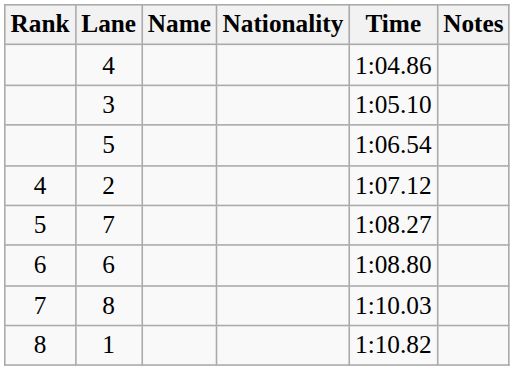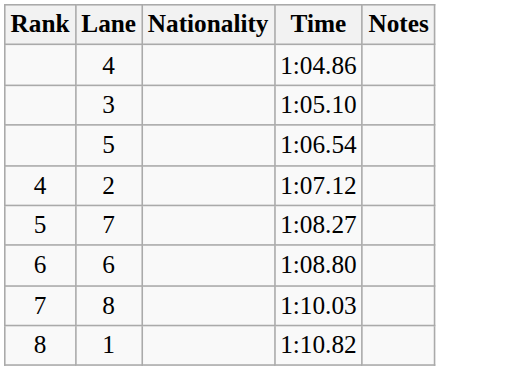- column: (179, 24)
